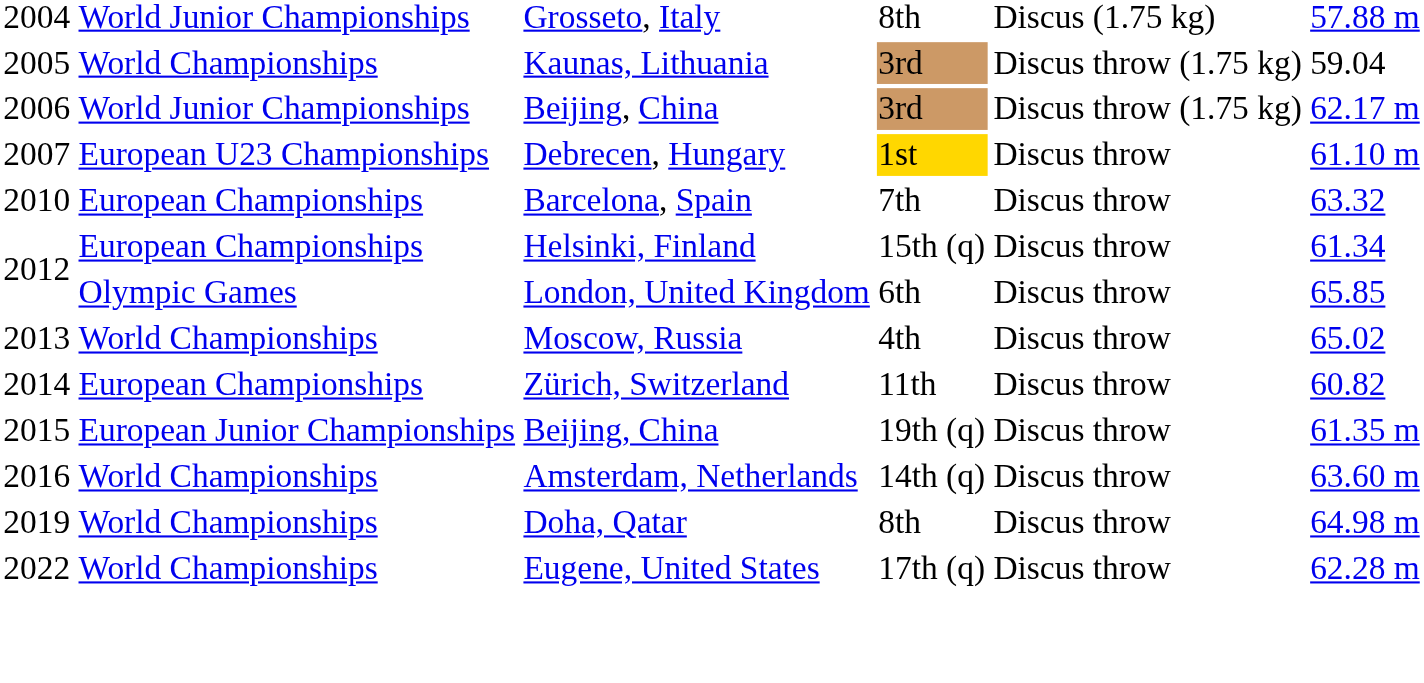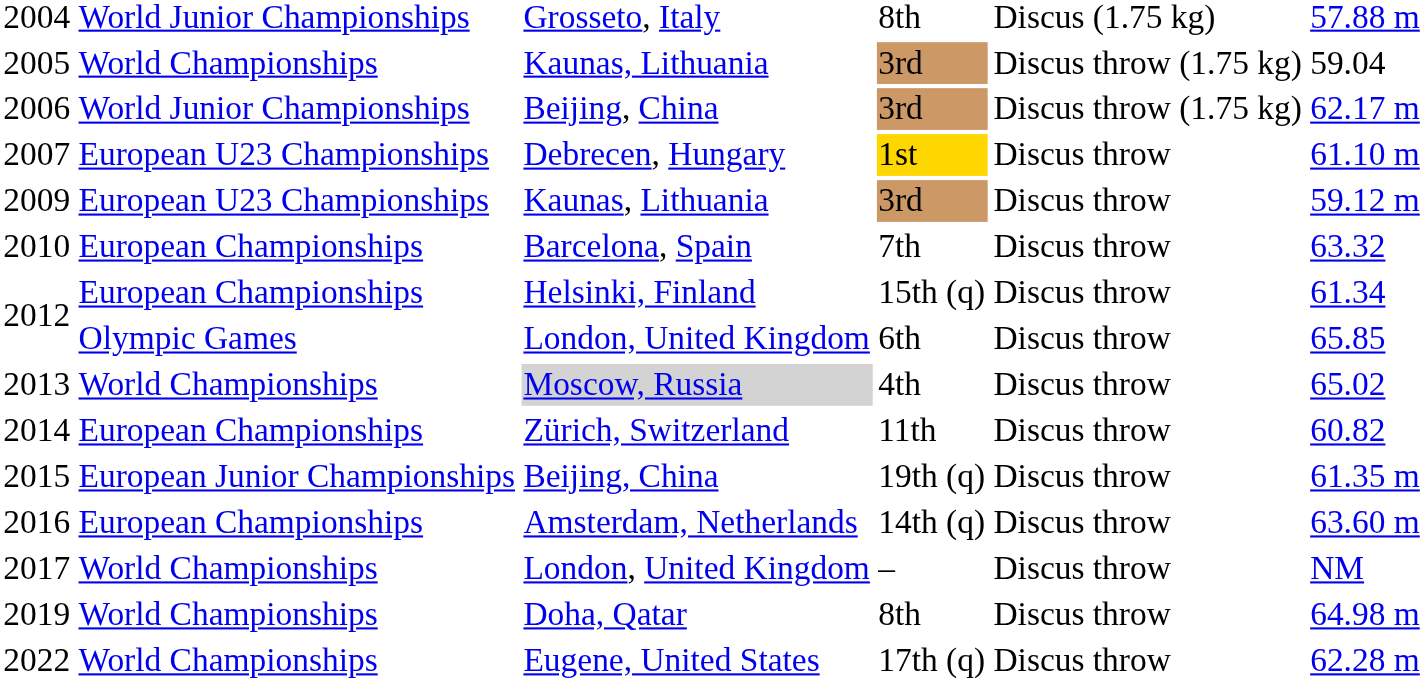+ row: (37, 200)
(633, 338) no background -> (633, 384) lightgrey background
(228, 476) World Championships -> (251, 522) European Championships
+ row: (37, 568)
